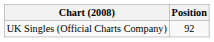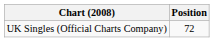(189, 28) 92 -> (189, 28) 72
